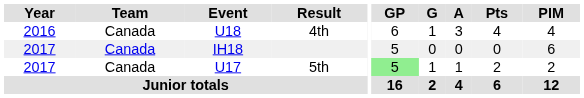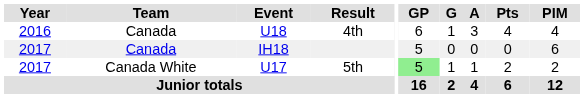(130, 67) Canada -> (151, 67) Canada White
